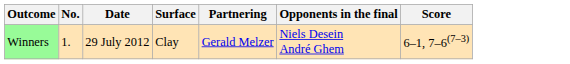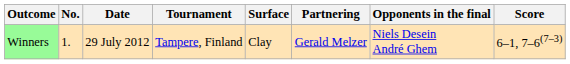+ column: (199, 14)
